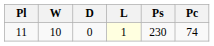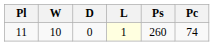(158, 31) 230 -> (158, 31) 260
